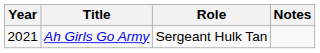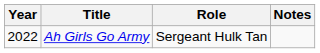(23, 36) 2021 -> (23, 36) 2022
